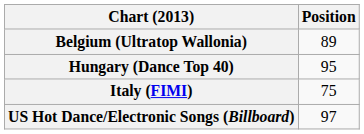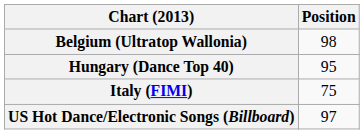(329, 41) 89 -> (329, 41) 98
